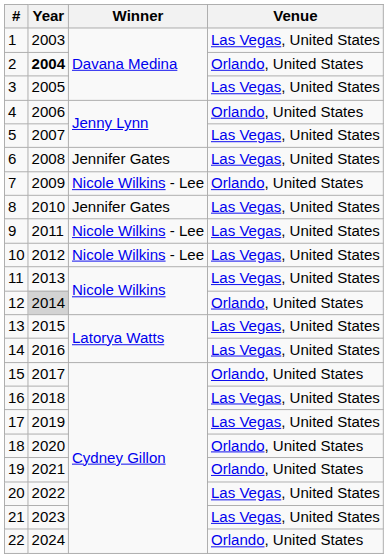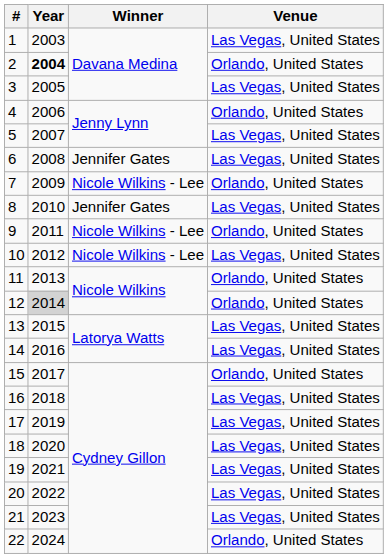(295, 231) Las Vegas, United States -> (287, 231) Orlando, United States
(295, 278) Las Vegas, United States -> (287, 278) Orlando, United States
(287, 445) Orlando, United States -> (295, 445) Las Vegas, United States
(287, 469) Orlando, United States -> (295, 469) Las Vegas, United States
